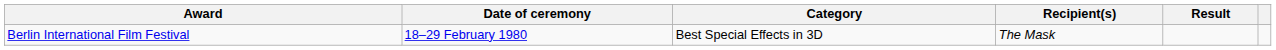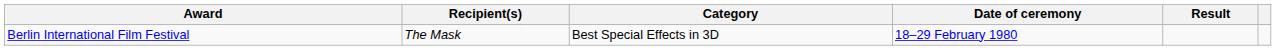columns swapped: (537, 14) <-> (1080, 14)
